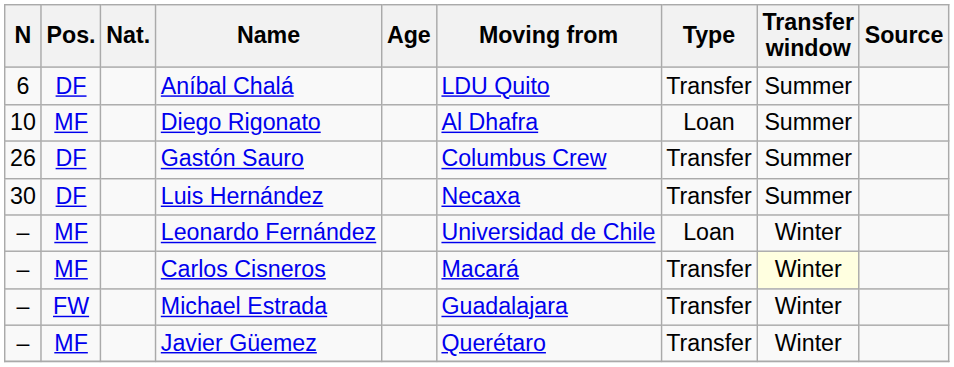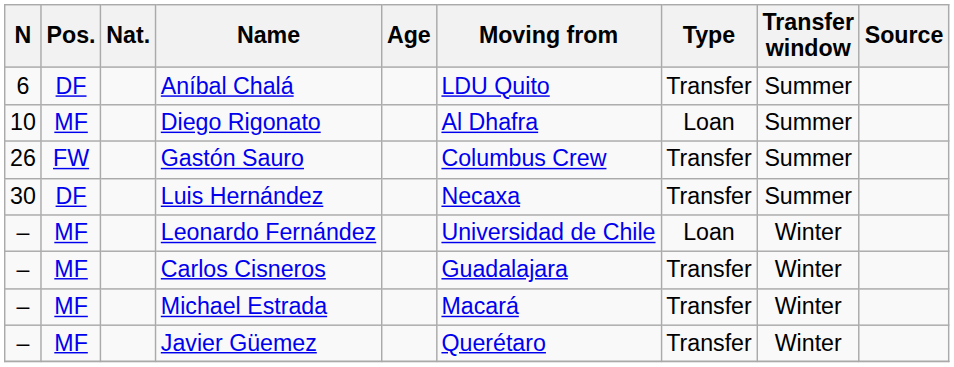(71, 159) DF -> (71, 159) FW
(480, 269) Macará -> (505, 269) Guadalajara
(808, 269) lightyellow background -> (808, 269) no background
(71, 306) FW -> (71, 306) MF
(505, 306) Guadalajara -> (480, 306) Macará
